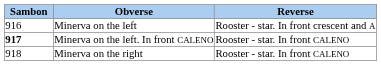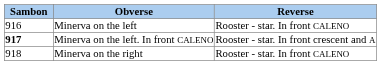(295, 25) Rooster - star. In front crescent and A -> (282, 25) Rooster - star. In front CALENO
(282, 39) Rooster - star. In front CALENO -> (295, 39) Rooster - star. In front crescent and A
